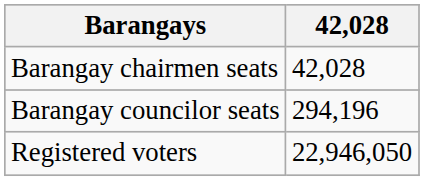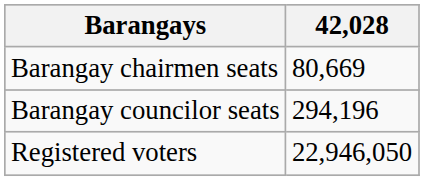(329, 68) 42,028 -> (329, 68) 80,669
